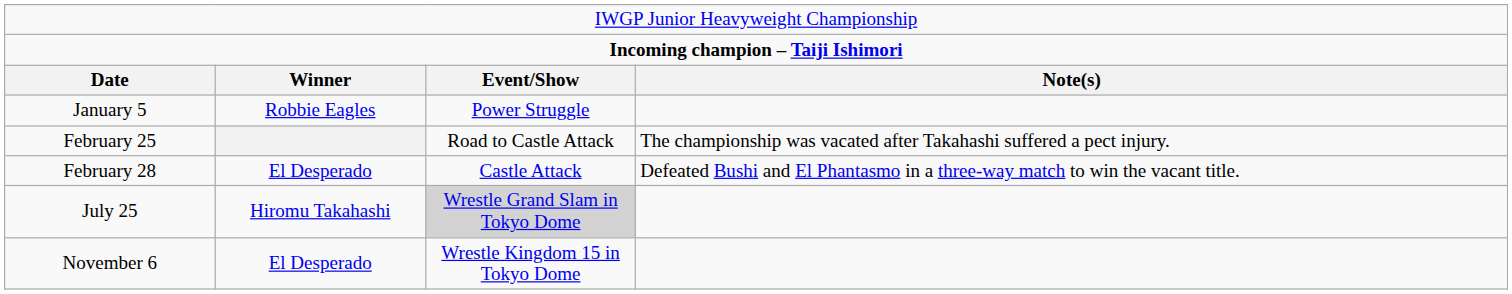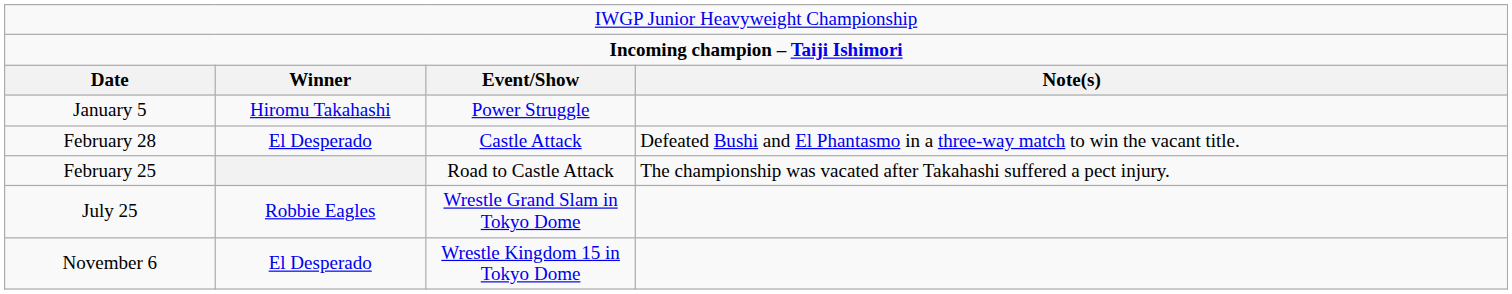(320, 110) Robbie Eagles -> (320, 110) Hiromu Takahashi
rows swapped: (110, 140) <-> (110, 170)
(320, 211) Hiromu Takahashi -> (320, 211) Robbie Eagles
(531, 211) lightgrey background -> (531, 211) no background
